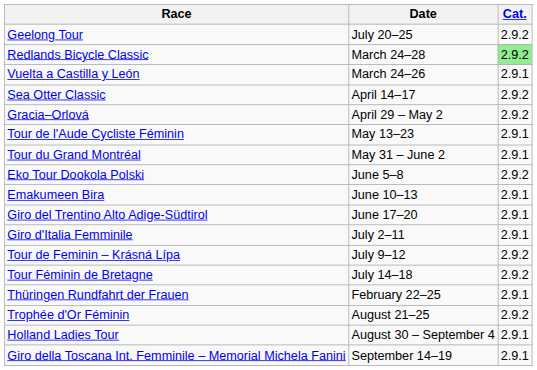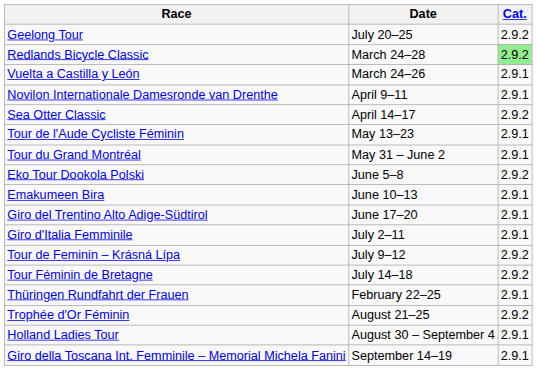+ row: (143, 94)
- row: (48, 114)
